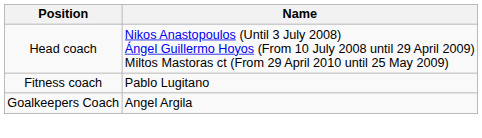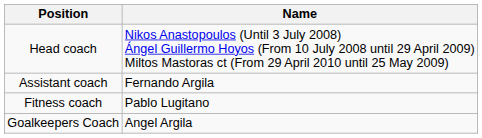+ row: (63, 83)
